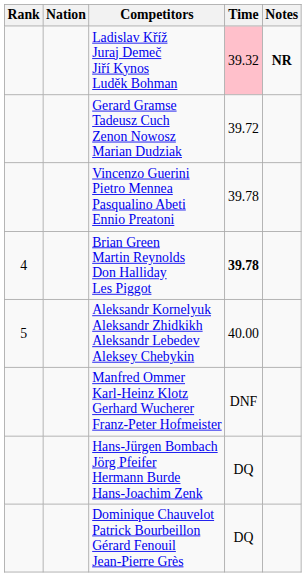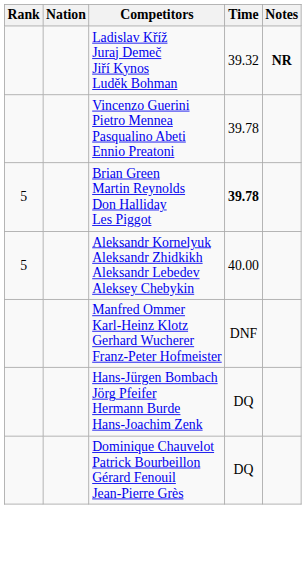(244, 60) pink background -> (244, 60) no background
- row: (137, 128)
(24, 265) 4 -> (24, 196) 5
